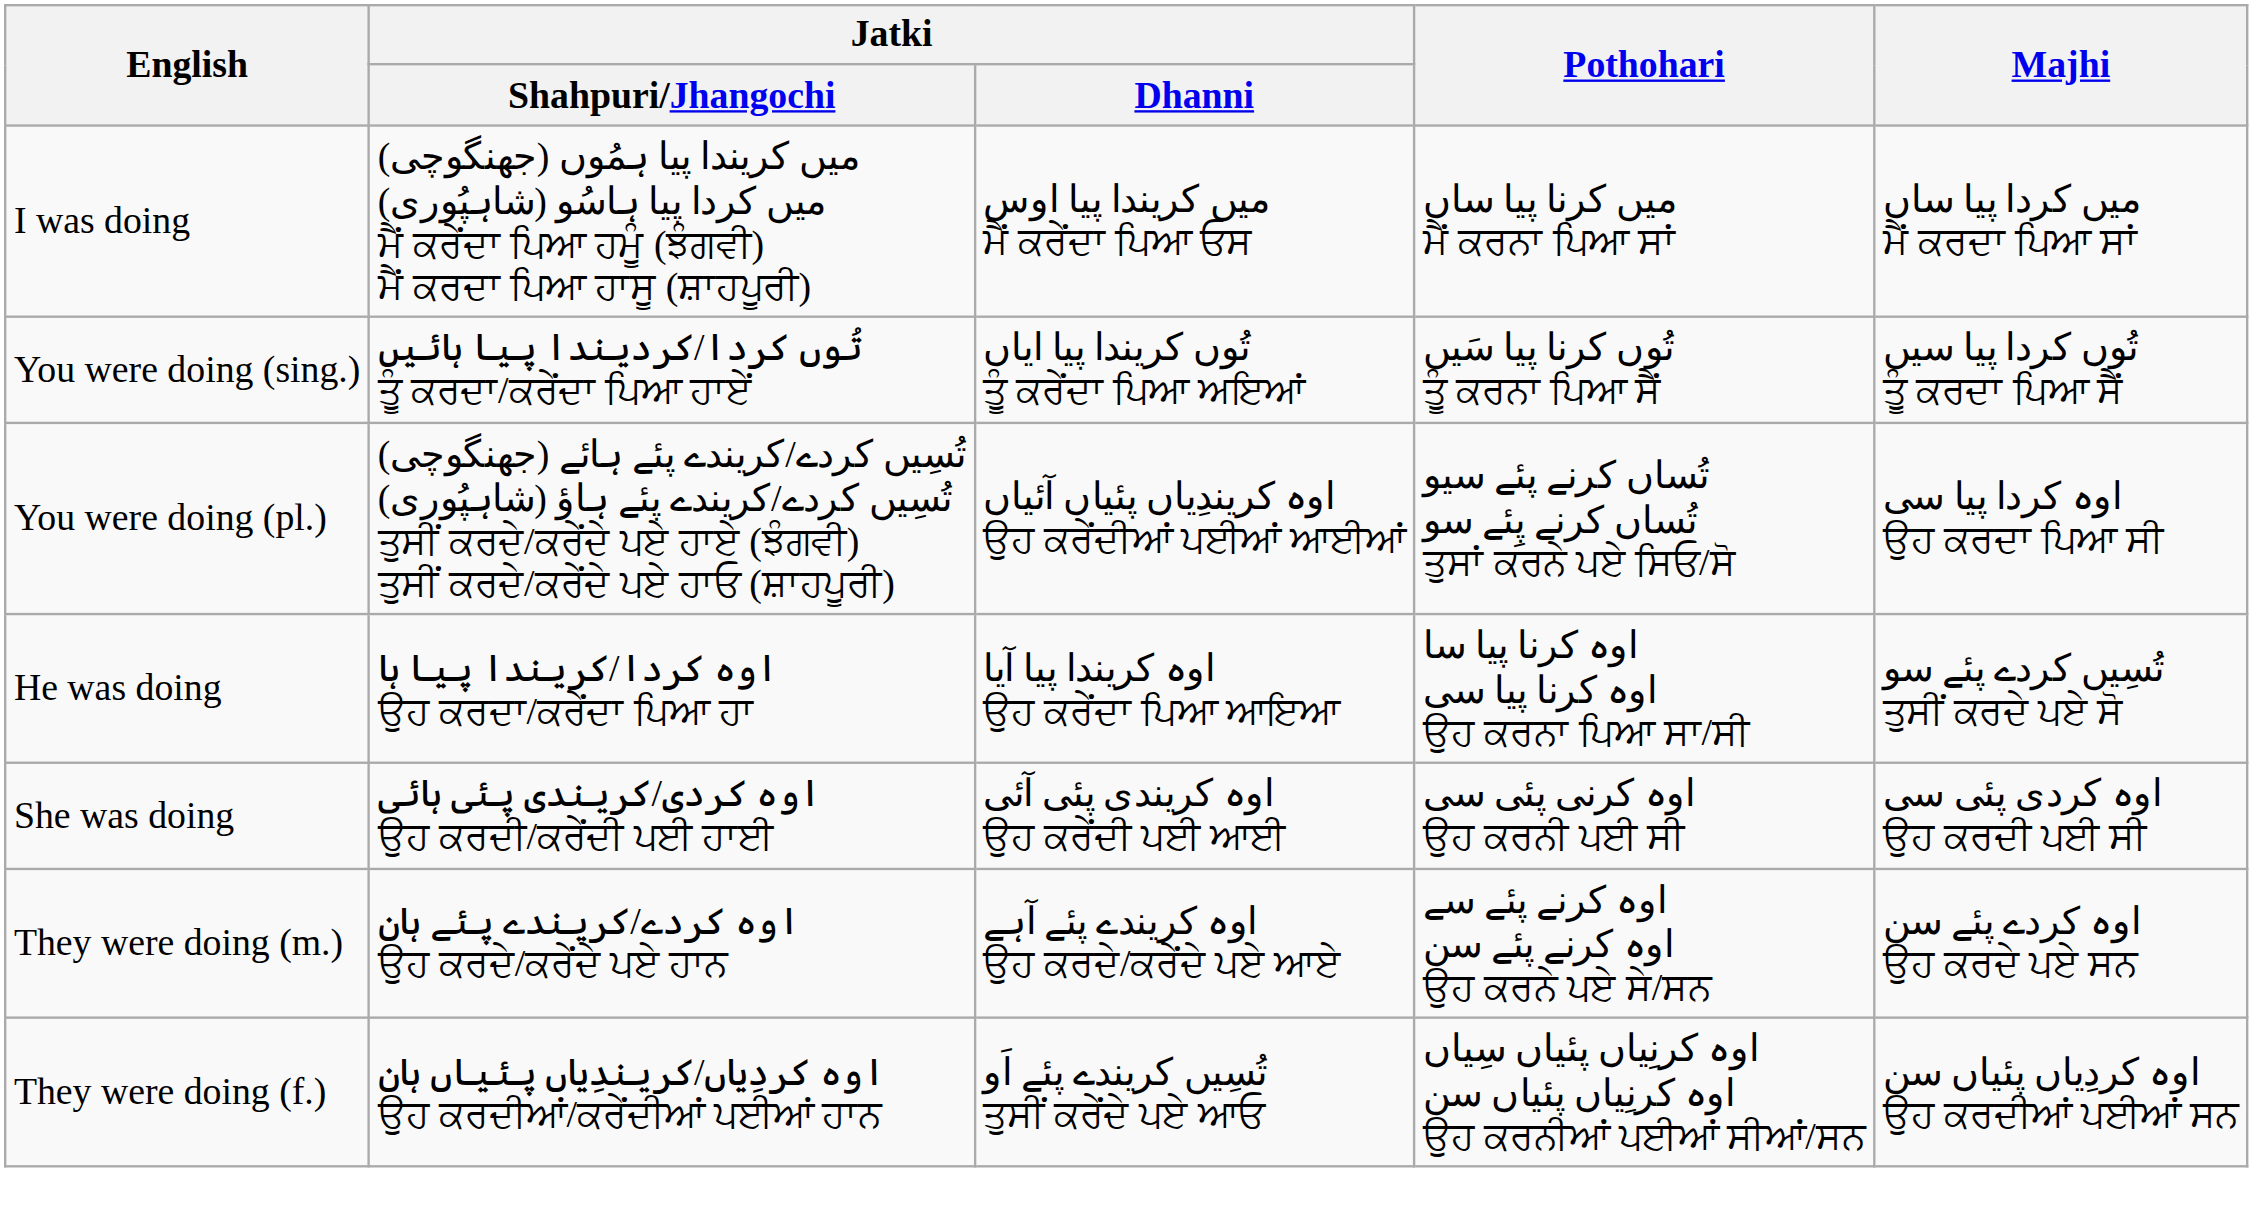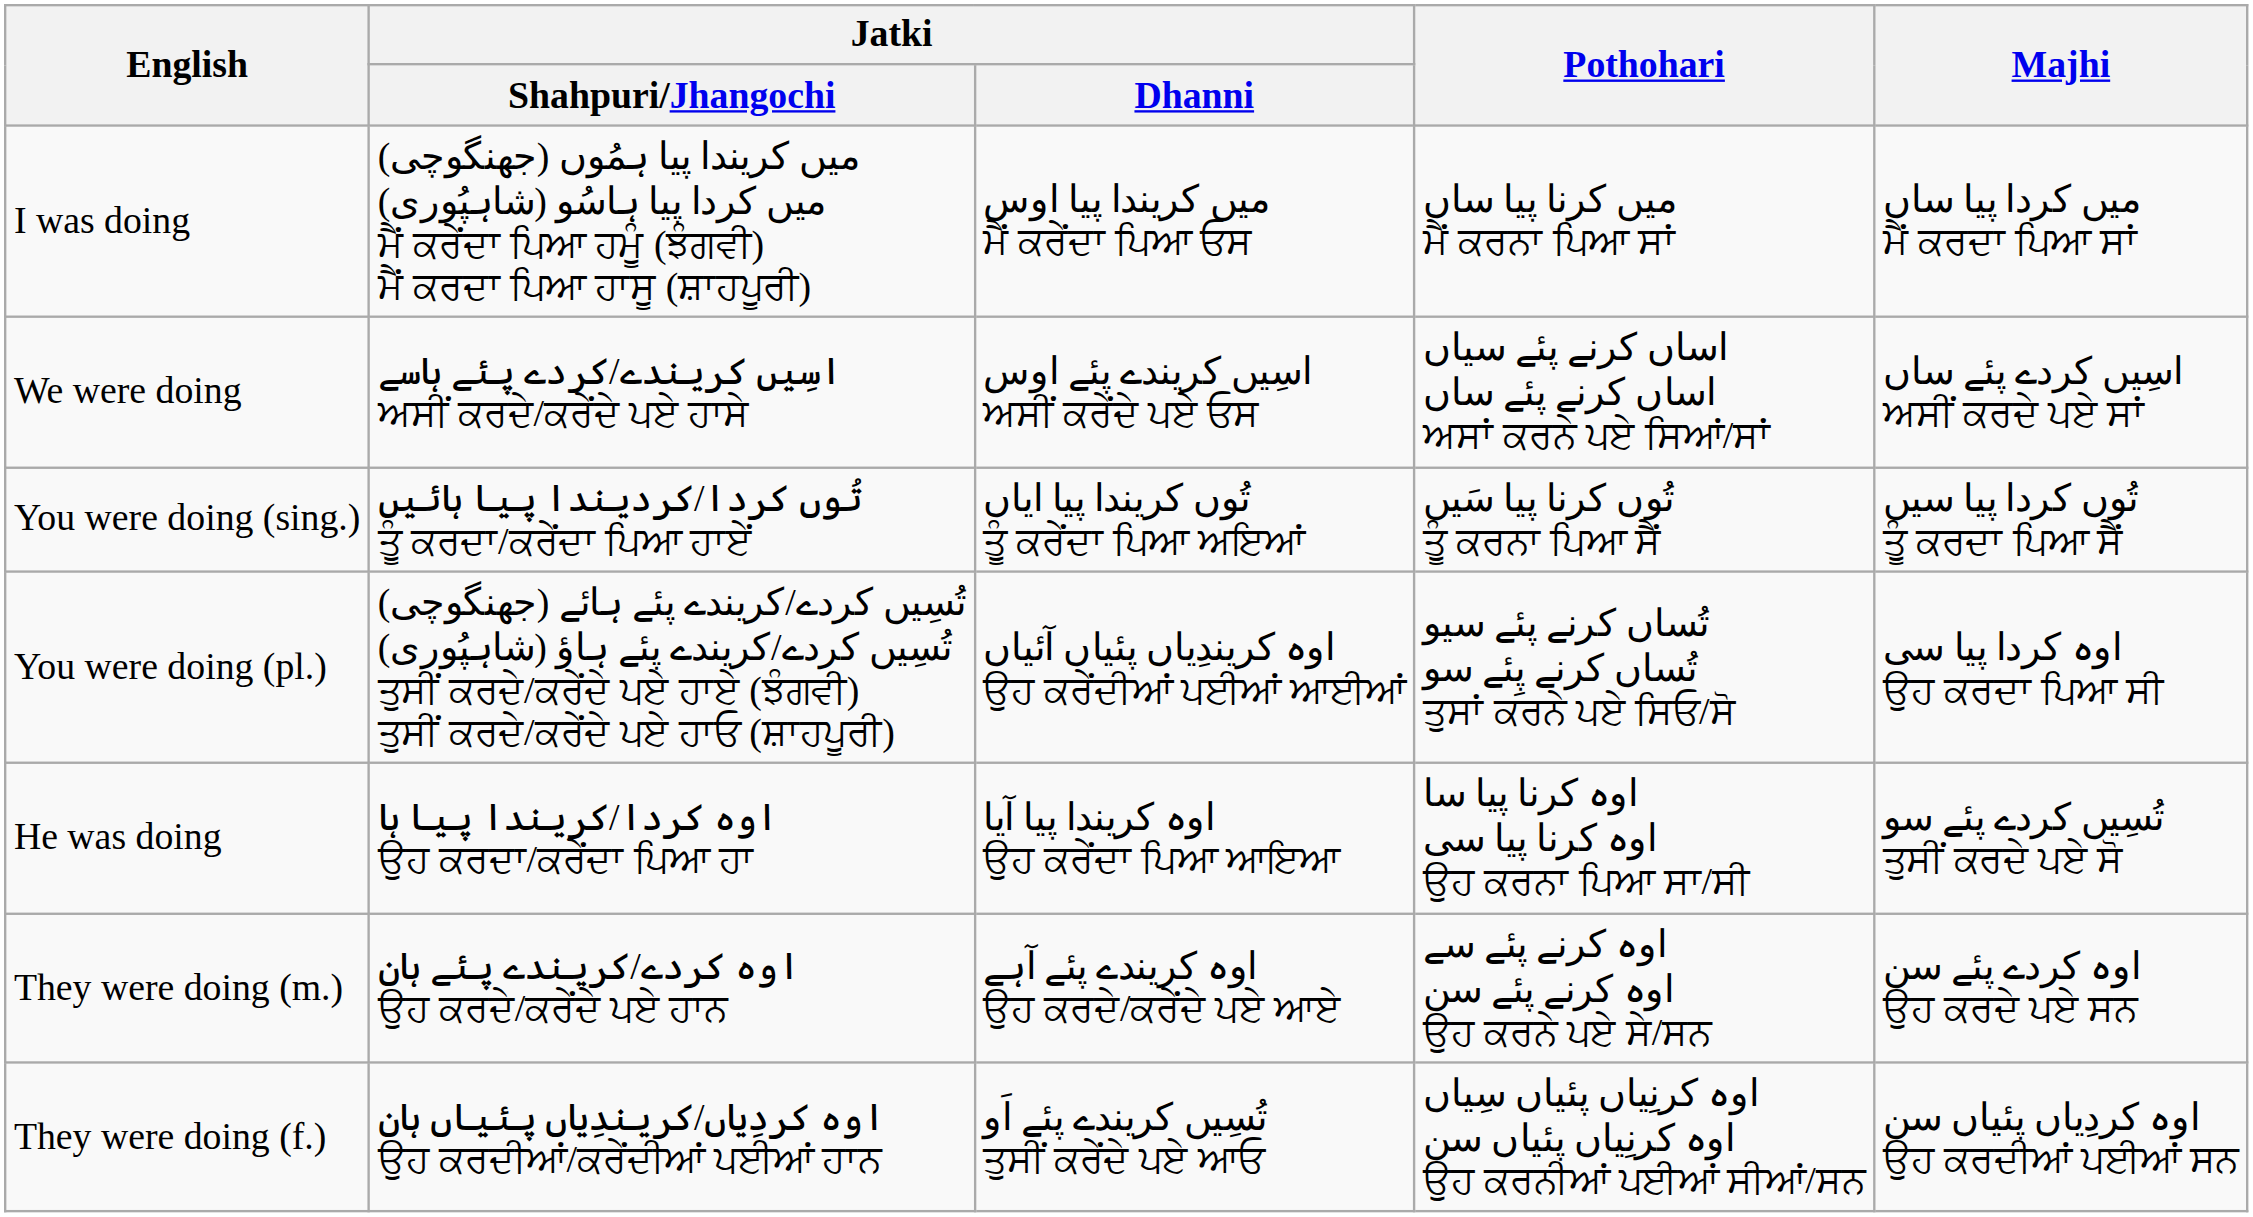+ row: (128, 391)
- row: (124, 815)
